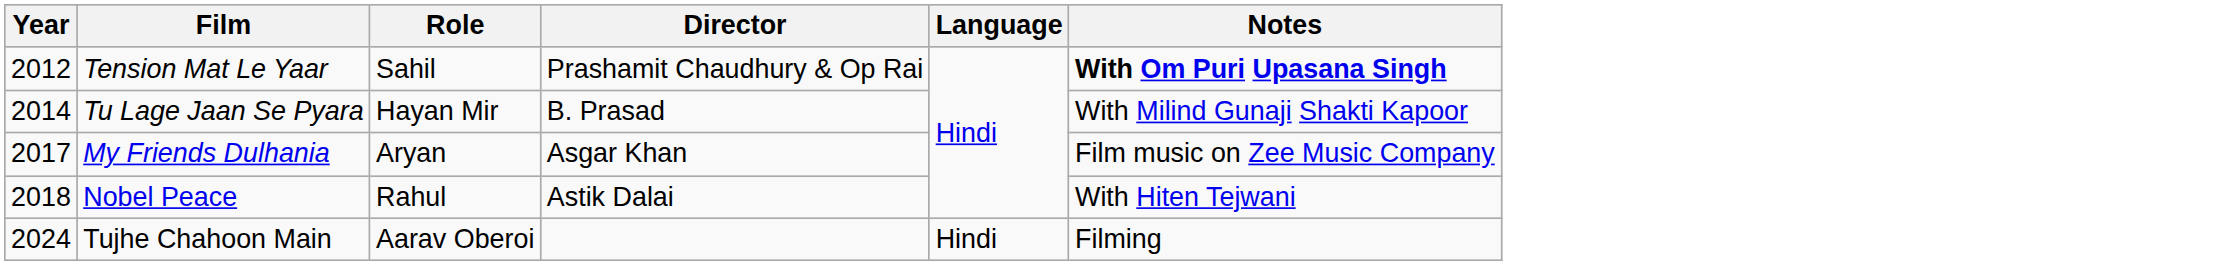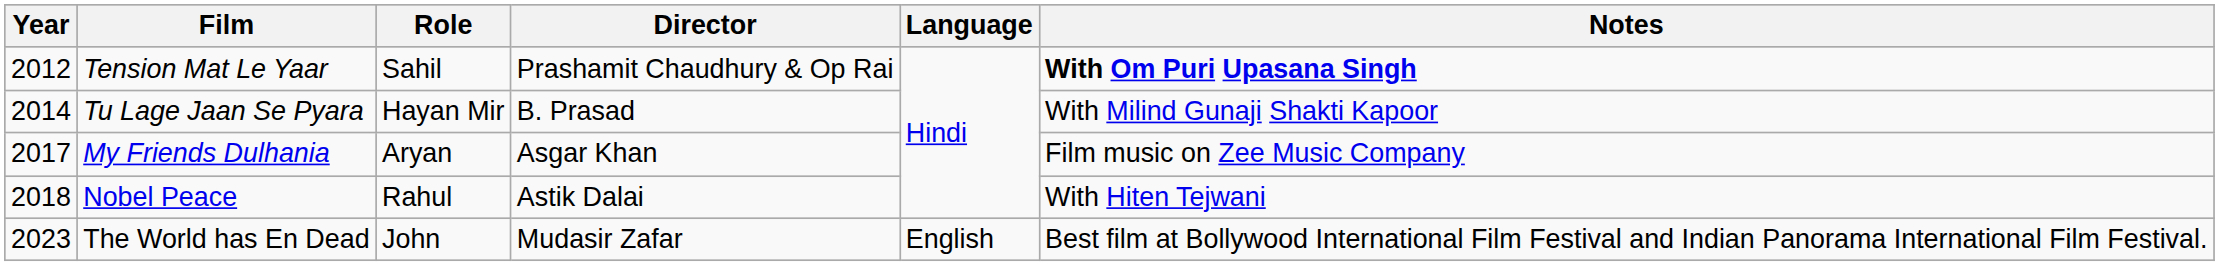+ row: (226, 238)
- row: (208, 238)
